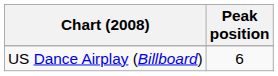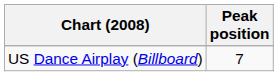(240, 58) 6 -> (240, 58) 7
